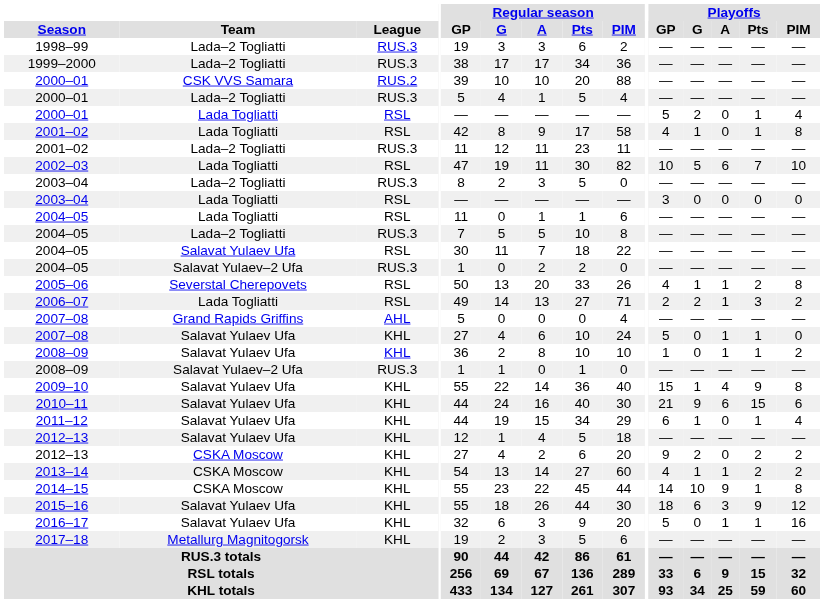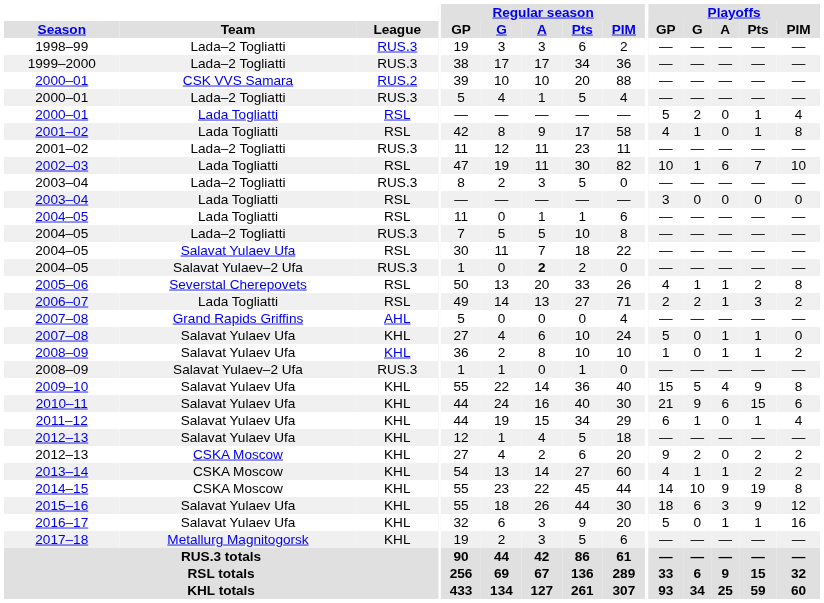(697, 165) 5 -> (697, 165) 1
(542, 267) normal -> (542, 267) bold
(697, 386) 1 -> (697, 386) 5
(758, 488) 1 -> (758, 488) 19
